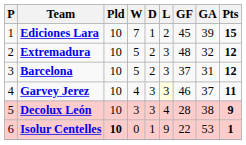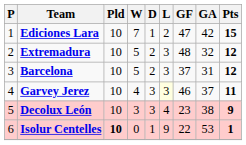(184, 33) 45 -> (184, 33) 47
(208, 33) 39 -> (208, 33) 42
(184, 110) 28 -> (184, 110) 23
